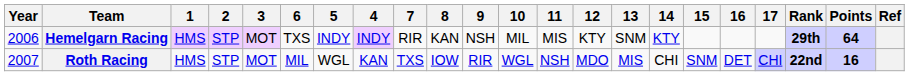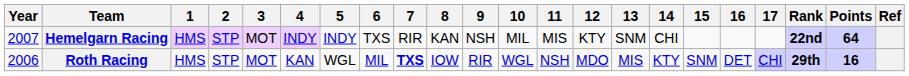columns swapped: (374, 16) <-> (297, 16)
(23, 38) 2006 -> (23, 38) 2007
(666, 38) KTY -> (666, 38) CHI
(806, 38) 29th -> (806, 38) 22nd
(23, 60) 2007 -> (23, 60) 2006
(410, 60) normal -> (410, 60) bold
(666, 60) CHI -> (666, 60) KTY
(806, 60) 22nd -> (806, 60) 29th
